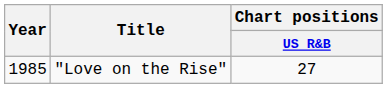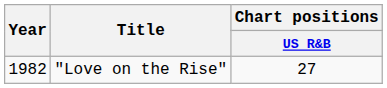(28, 70) 1985 -> (28, 70) 1982
